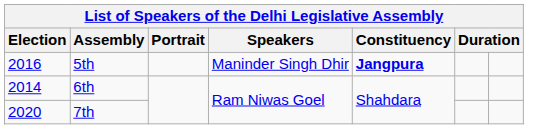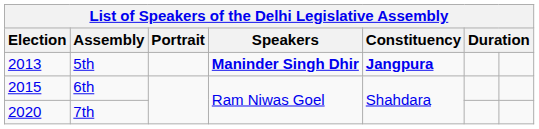(25, 64) 2016 -> (25, 64) 2013
(280, 64) normal -> (285, 64) bold
(25, 87) 2014 -> (25, 87) 2015
